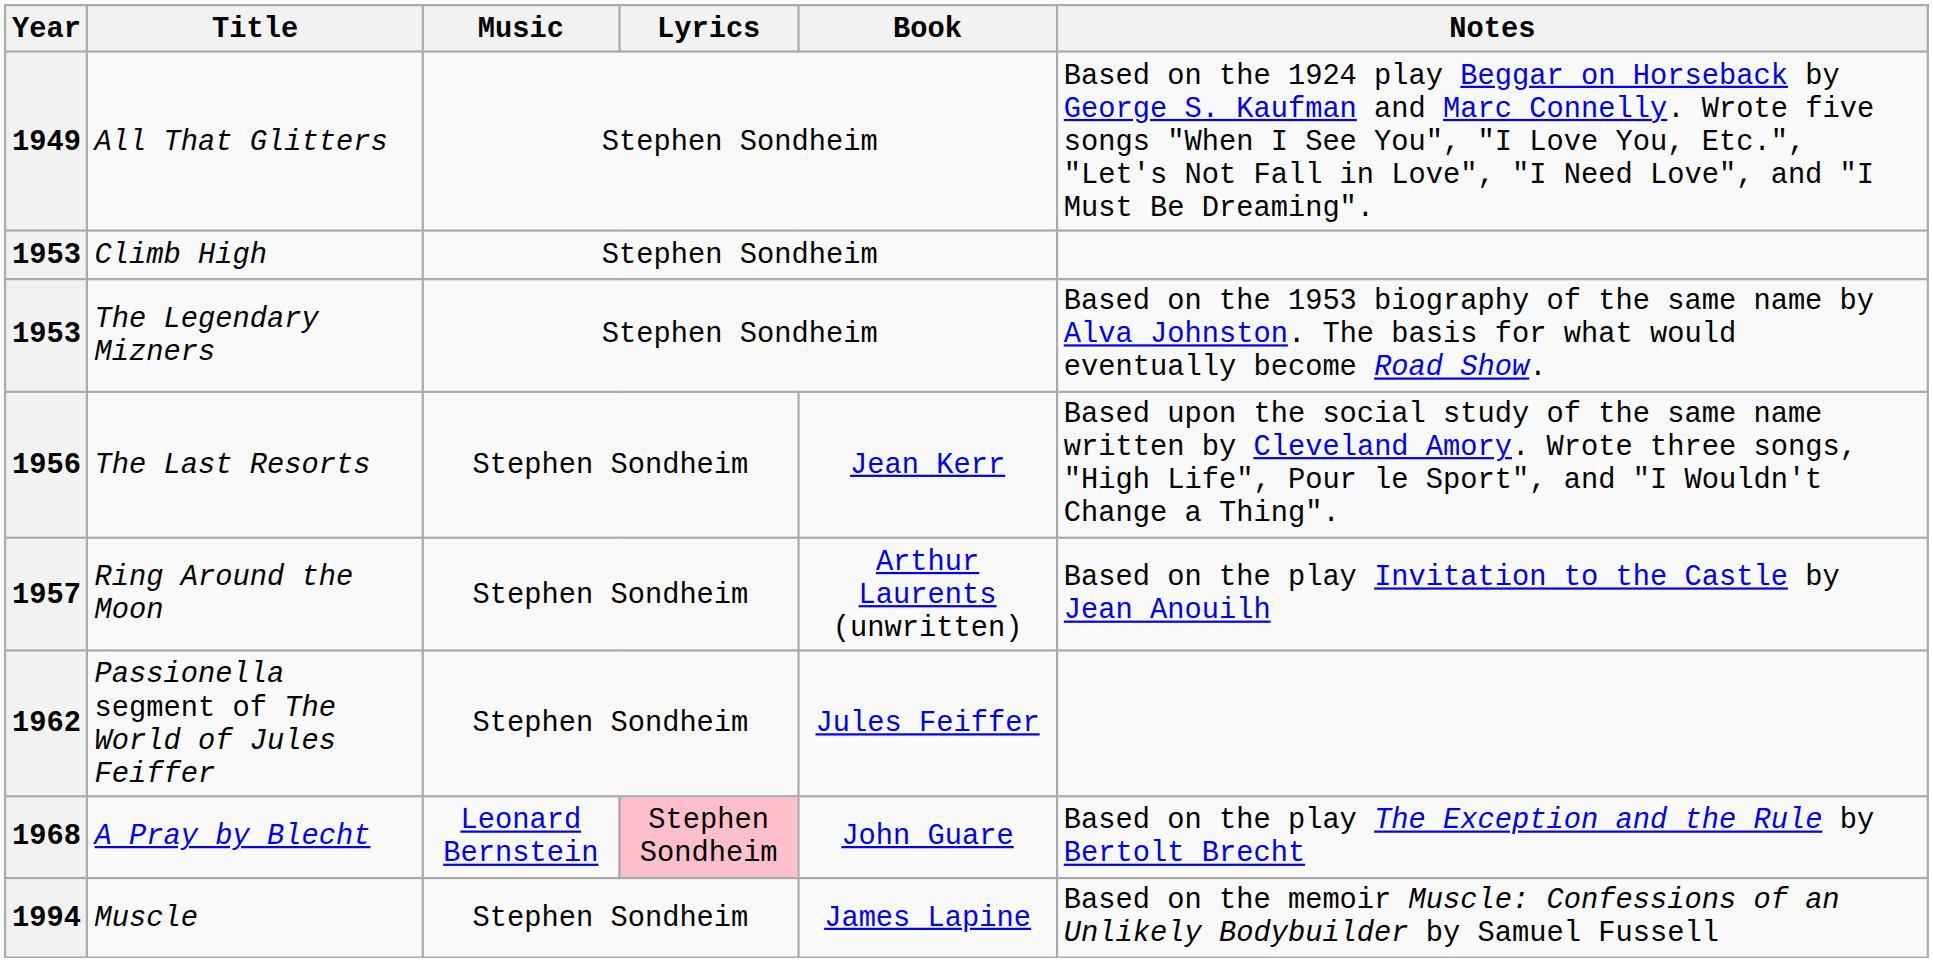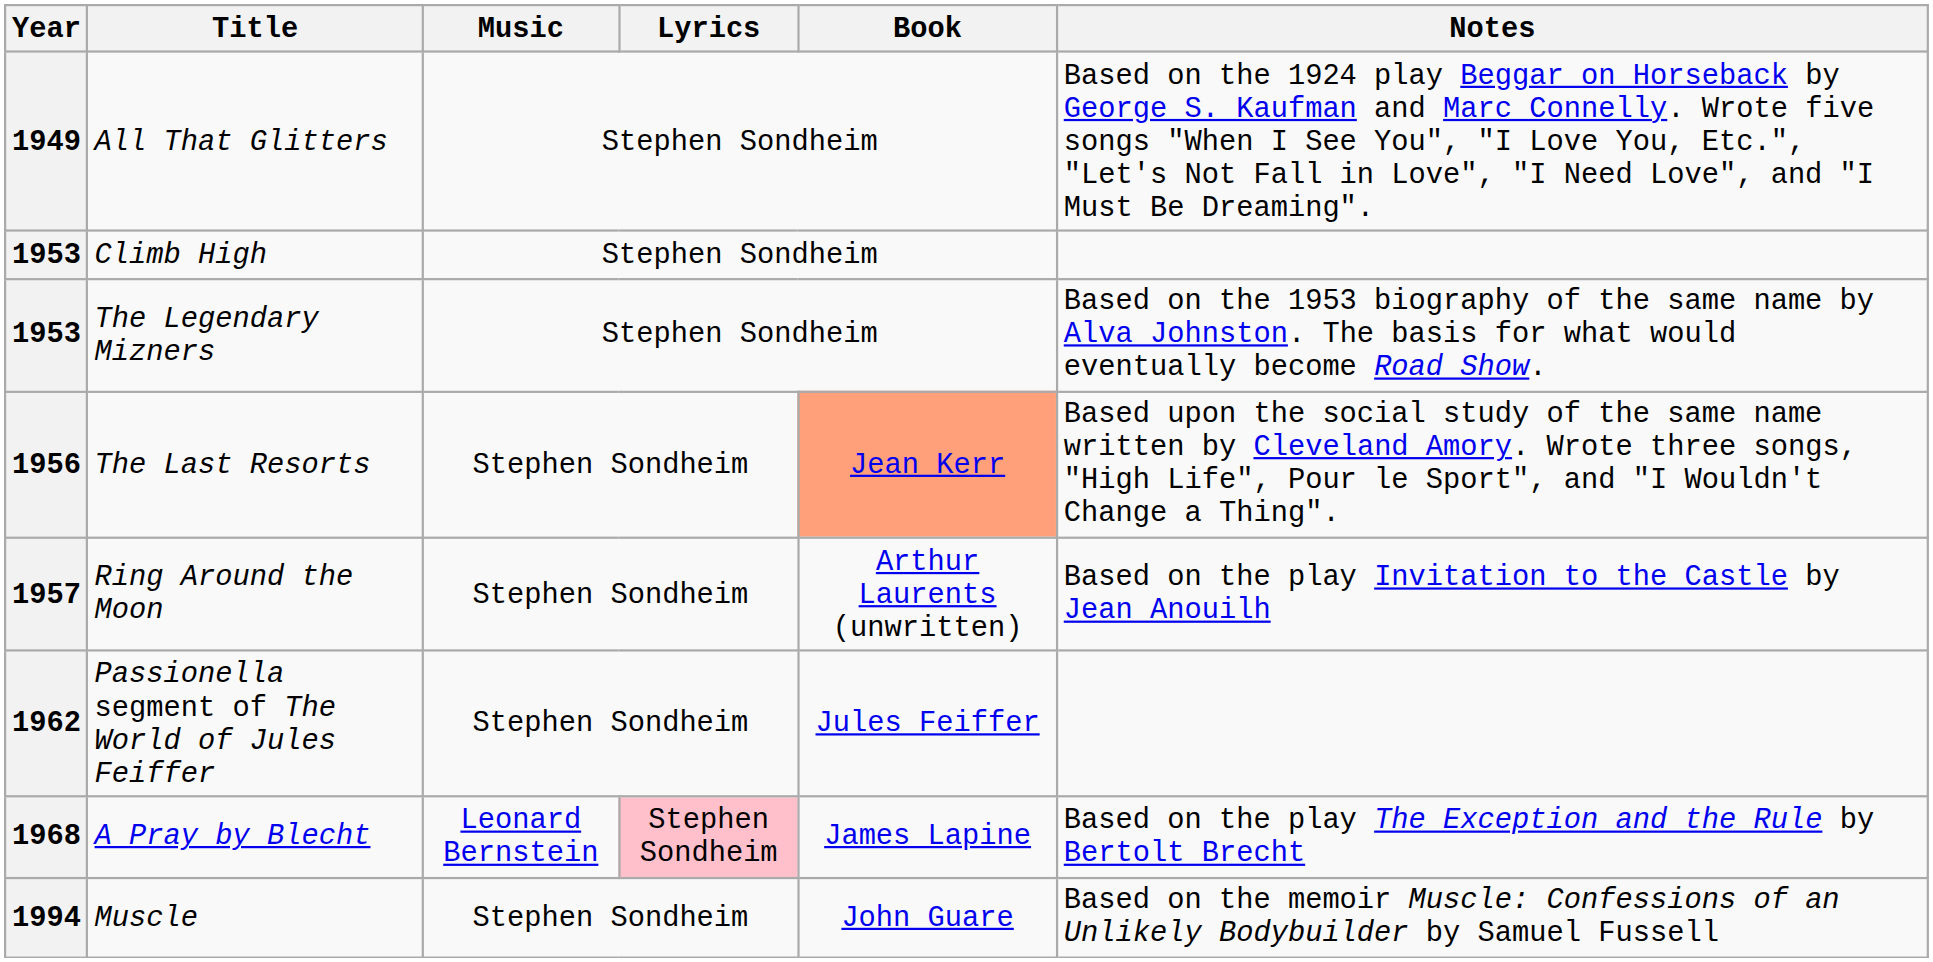(928, 464) no background -> (928, 464) lightsalmon background
(928, 837) John Guare -> (928, 837) James Lapine
(928, 917) James Lapine -> (928, 917) John Guare
